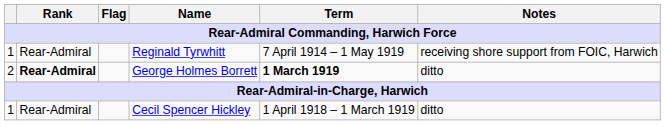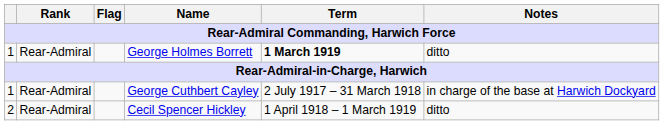- row: (179, 52)
(11, 71) 2 -> (11, 52) 1
(58, 71) bold -> (55, 52) normal
+ row: (193, 91)
(11, 110) 1 -> (11, 110) 2
